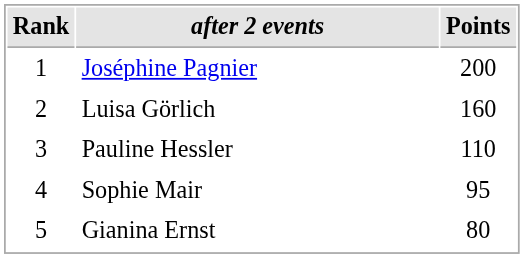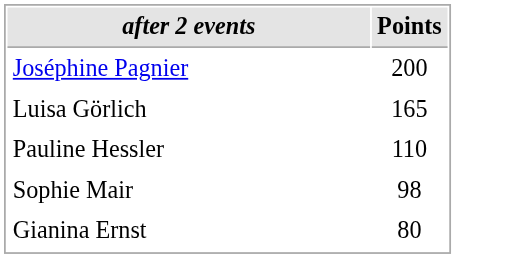- column: (41, 26)
(478, 109) 160 -> (409, 109) 165
(478, 190) 95 -> (409, 190) 98
